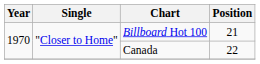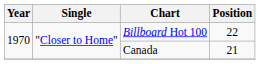(232, 31) 21 -> (232, 31) 22
(232, 50) 22 -> (232, 50) 21
